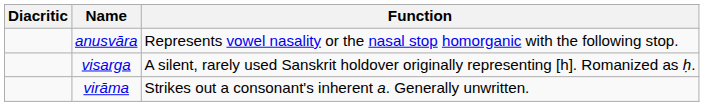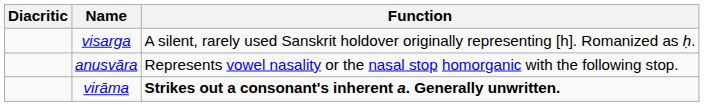rows swapped: (106, 40) <-> (106, 64)
(337, 88) normal -> (352, 88) bold
